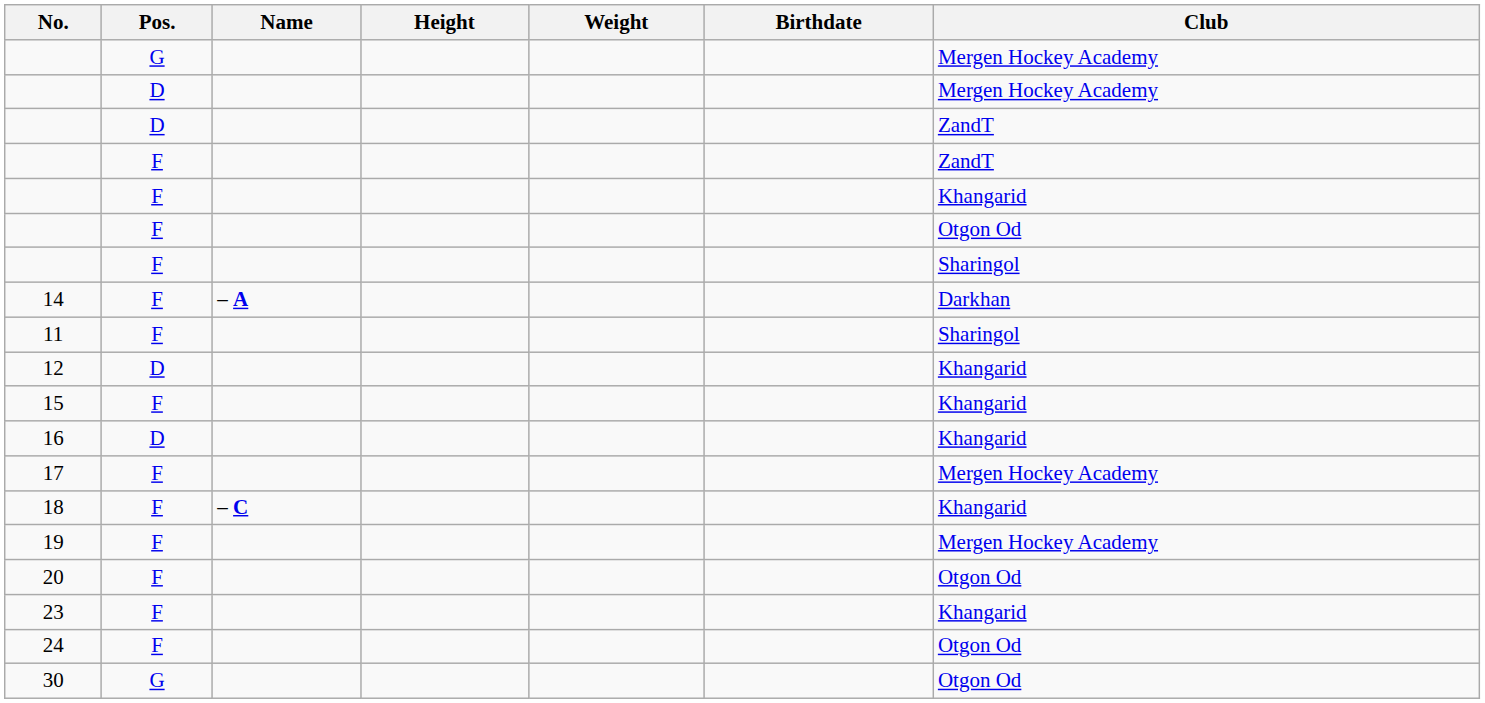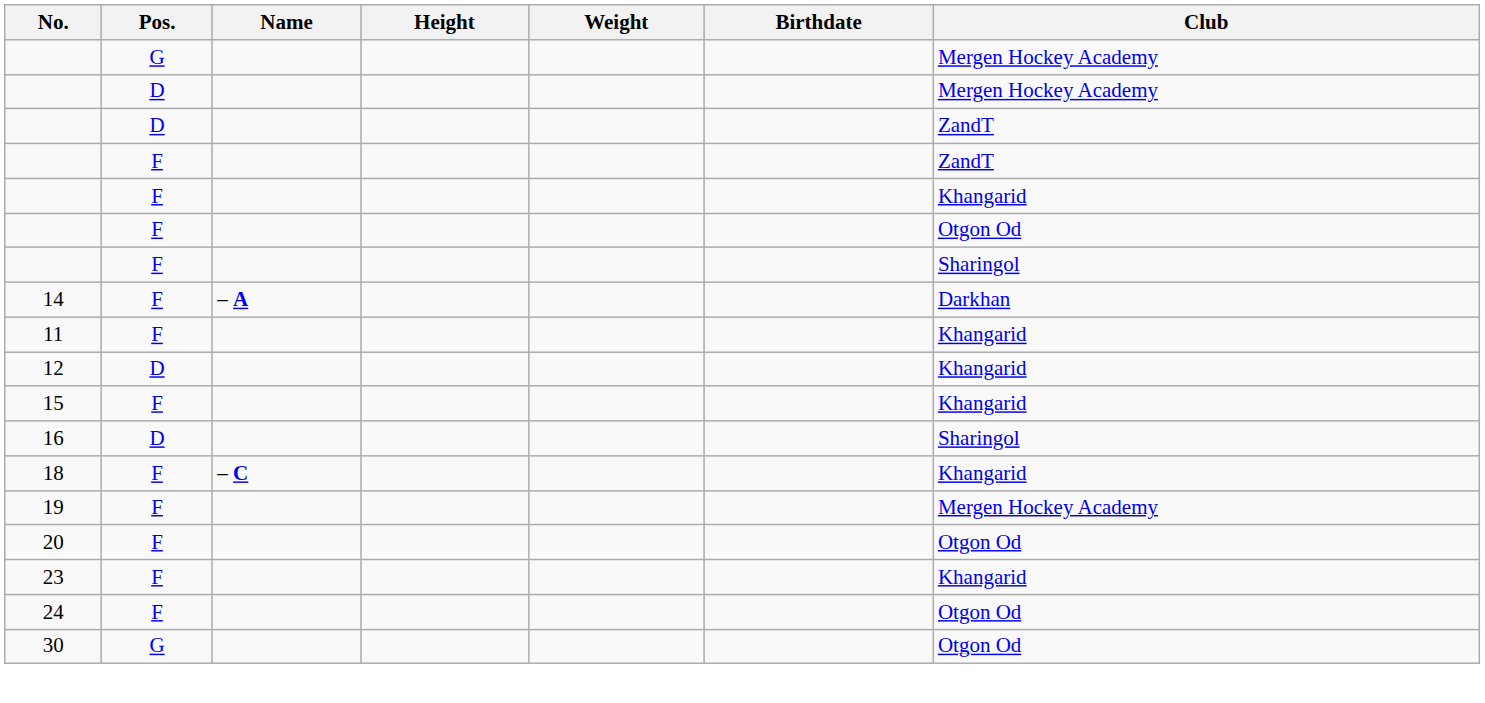(979, 334) Sharingol -> (982, 334) Khangarid
(982, 438) Khangarid -> (979, 438) Sharingol
- row: (53, 473)
